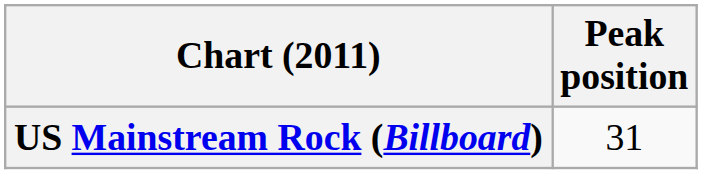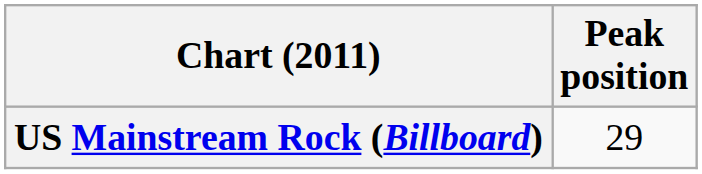(624, 136) 31 -> (624, 136) 29
